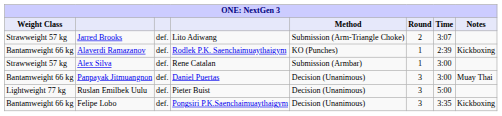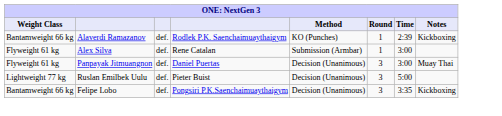- row: (100, 37)
(37, 64) Strawweight 57 kg -> (33, 50) Flyweight 61 kg
(40, 77) Bantamweight 66 kg -> (33, 64) Flyweight 61 kg
